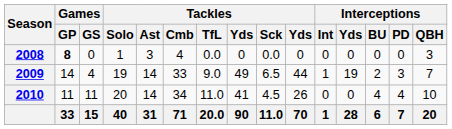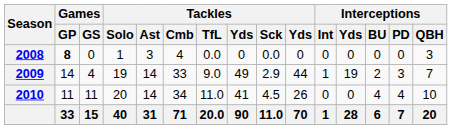(271, 74) 6.5 -> (271, 74) 2.9
